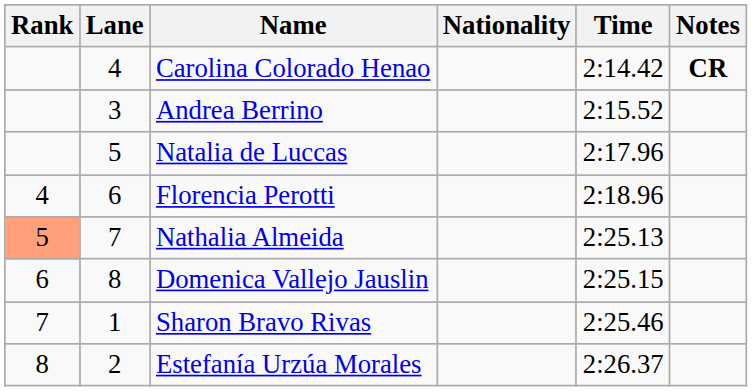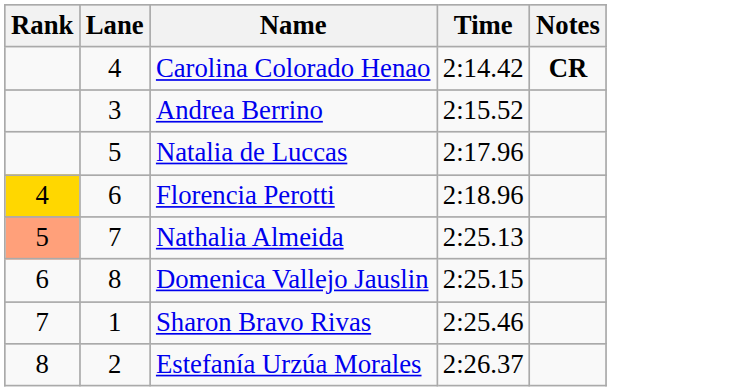- column: (507, 25)
(42, 195) no background -> (42, 195) gold background
